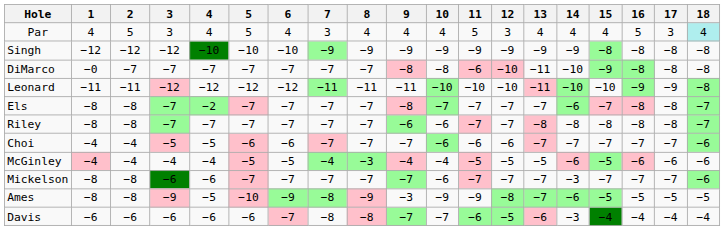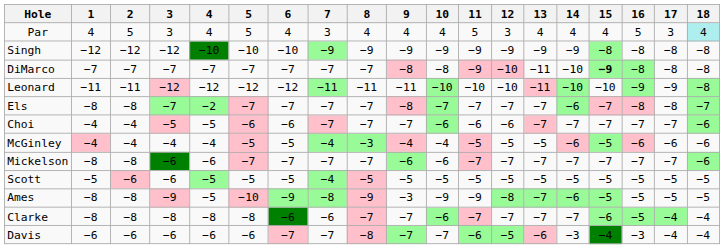(91, 69) −0 -> (91, 69) −7
(475, 69) −6 -> (475, 69) −9
(605, 69) normal -> (605, 69) bold
- row: (24, 124)
(406, 180) −7 -> (406, 161) −6
(573, 180) −3 -> (573, 161) −7
+ row: (24, 180)
+ row: (28, 216)
(327, 216) −8 -> (327, 235) −7
(638, 216) −4 -> (638, 235) −3
